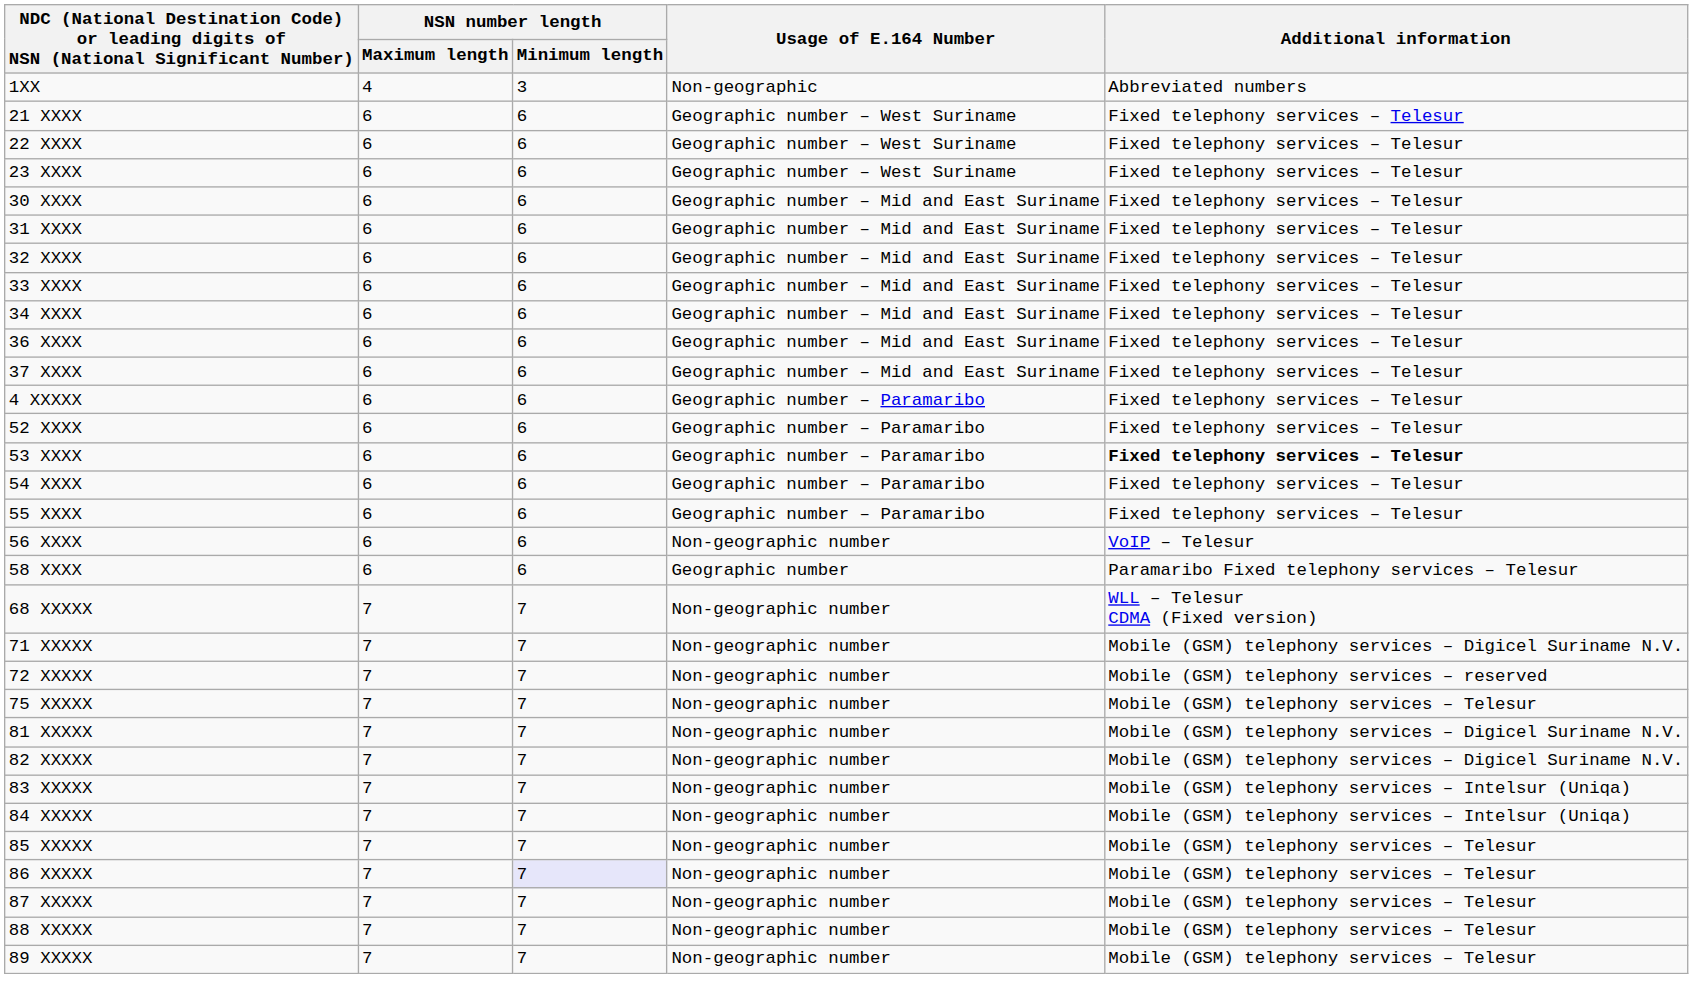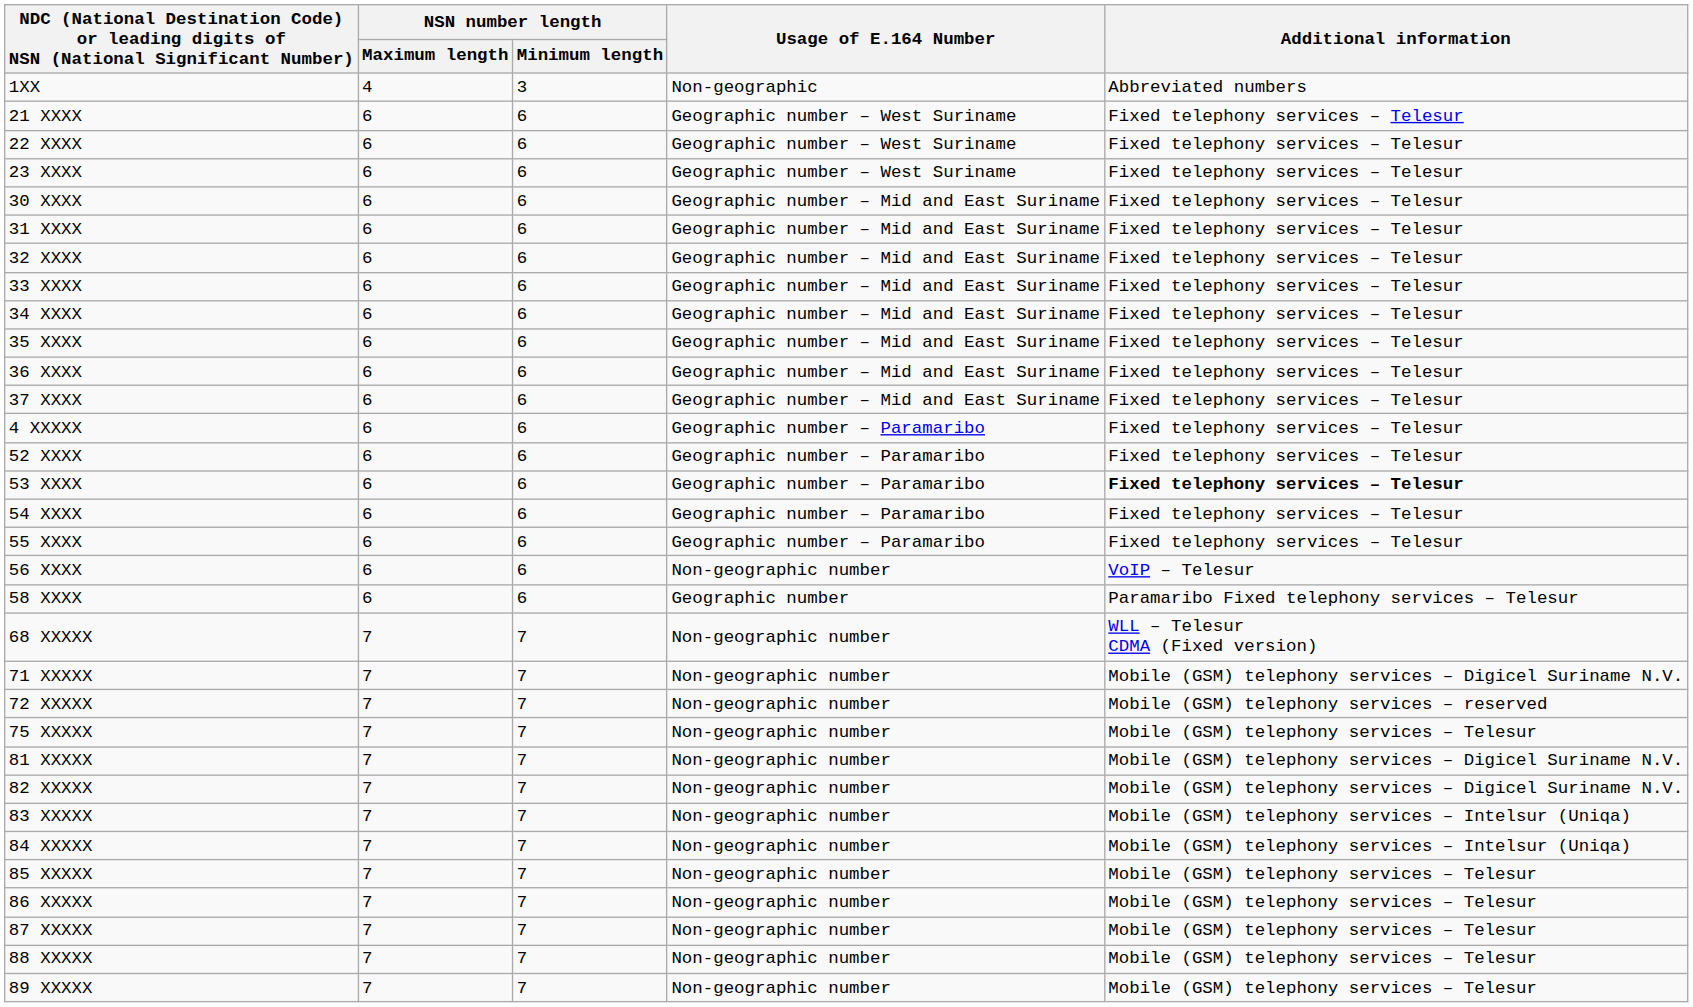+ row: (45, 343)
(522, 874) lavender background -> (522, 903) no background
